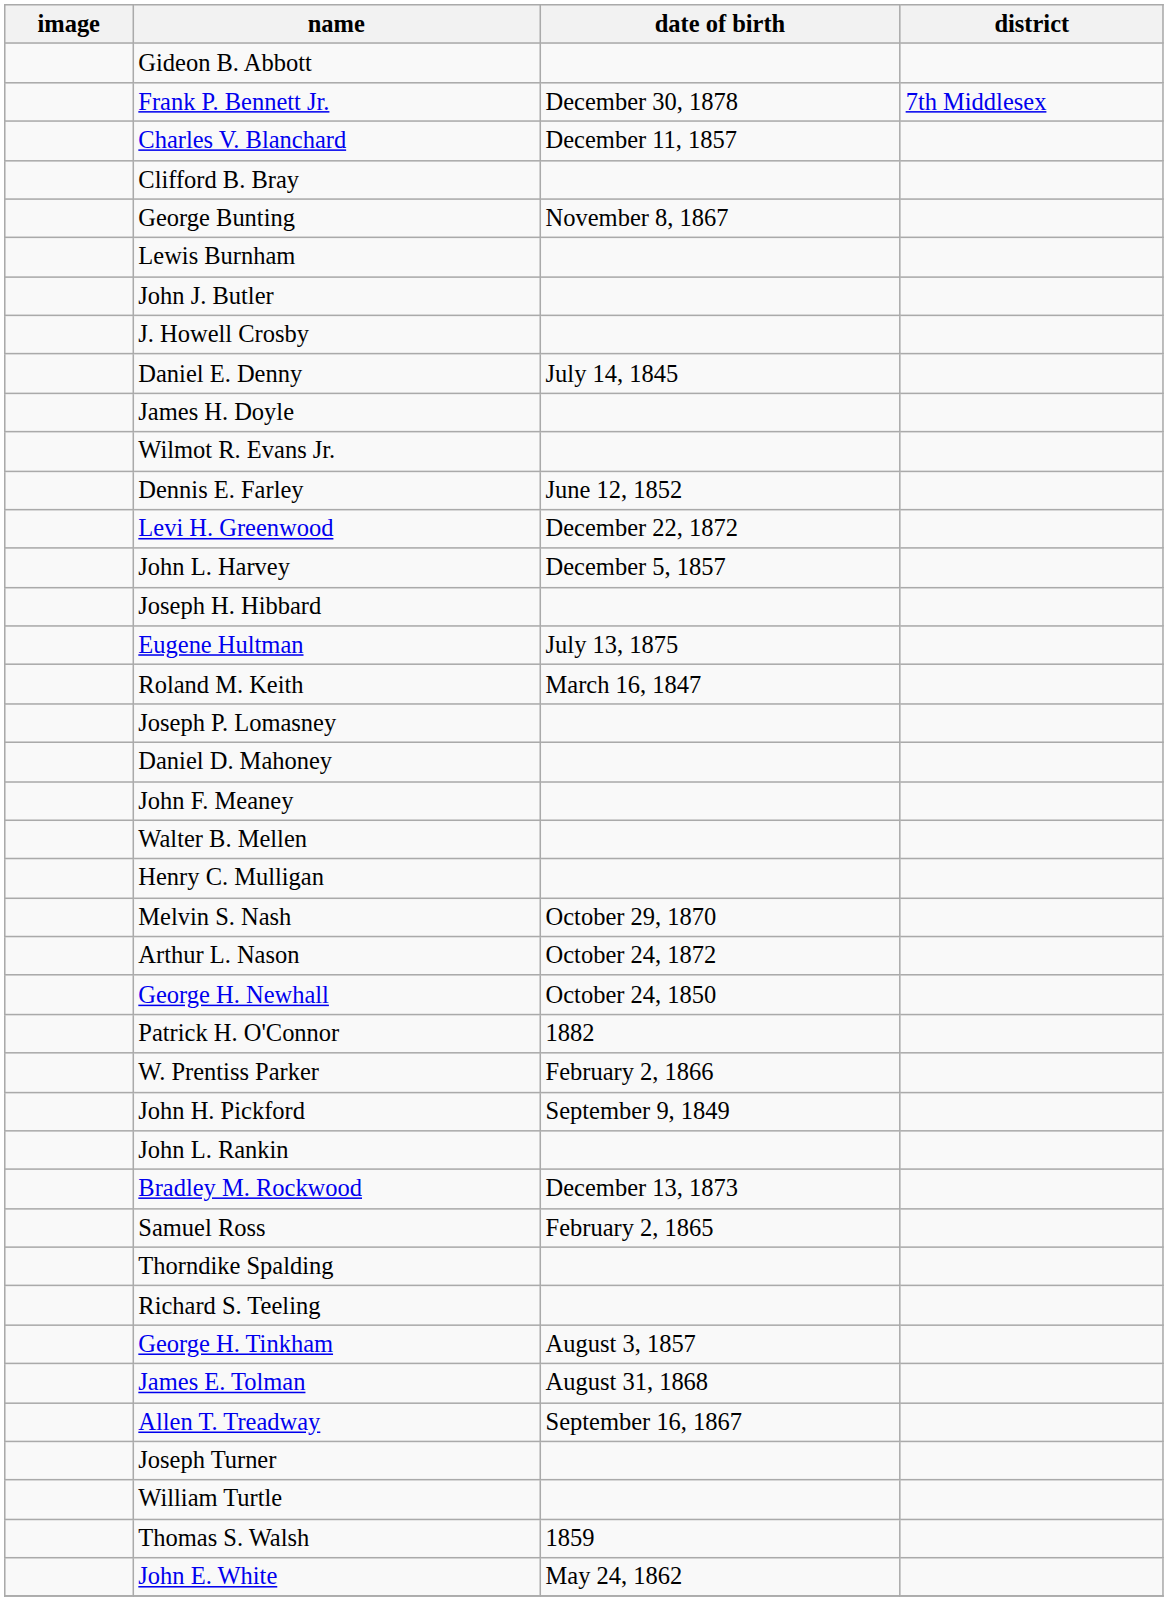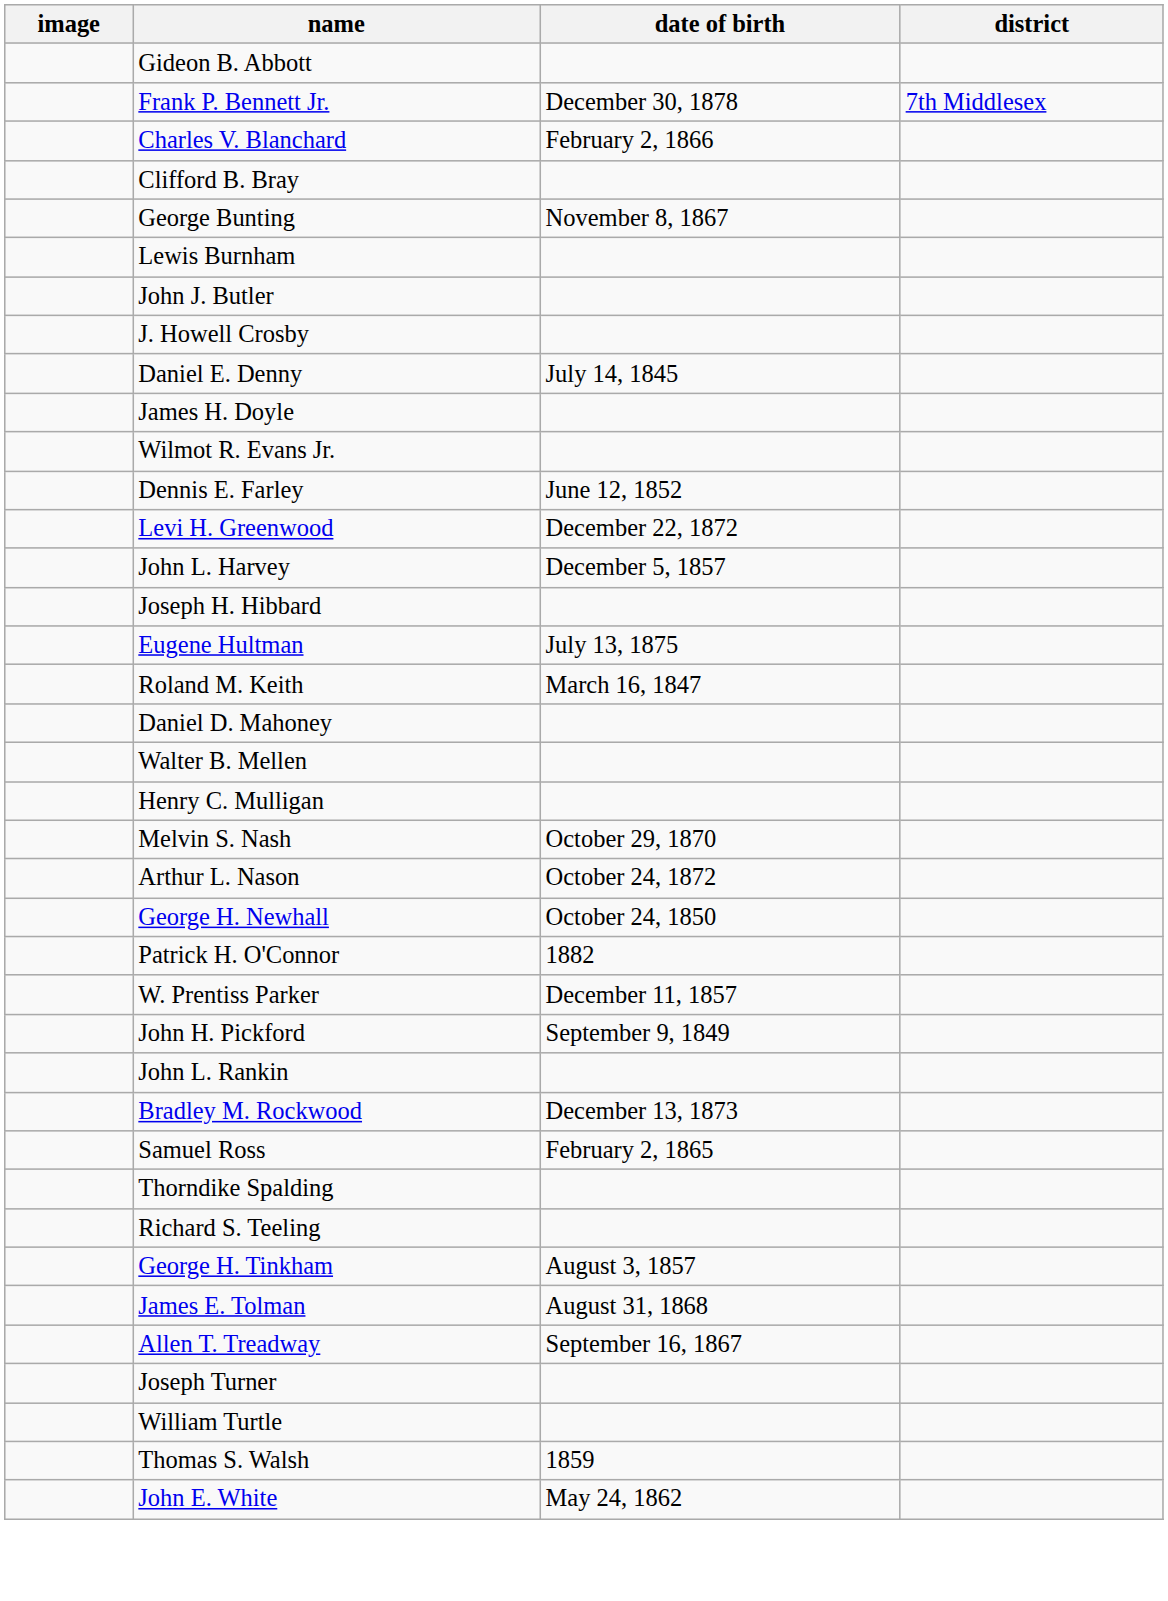(641, 140) December 11, 1857 -> (630, 140) February 2, 1866
- row: (237, 722)
- row: (216, 800)
(630, 1072) February 2, 1866 -> (641, 994) December 11, 1857
